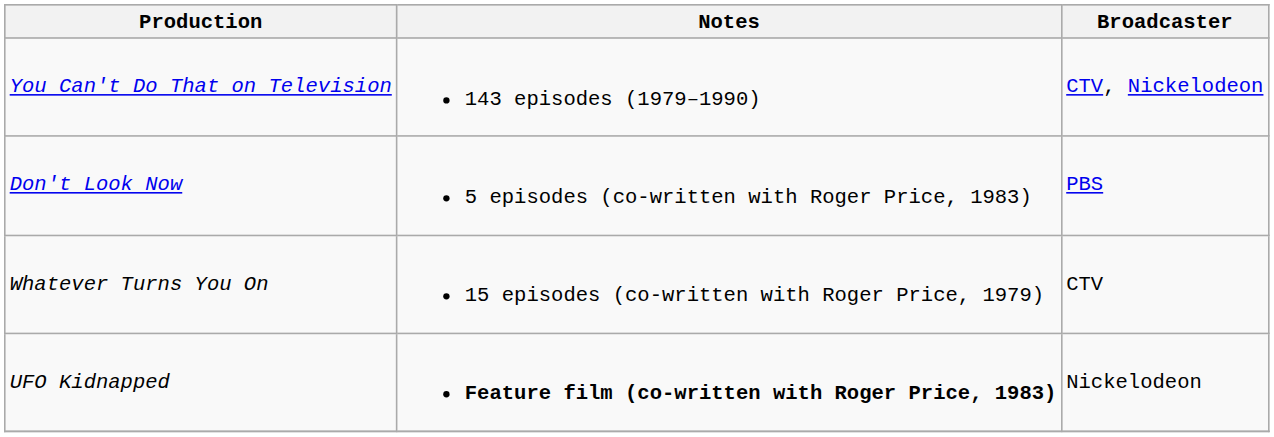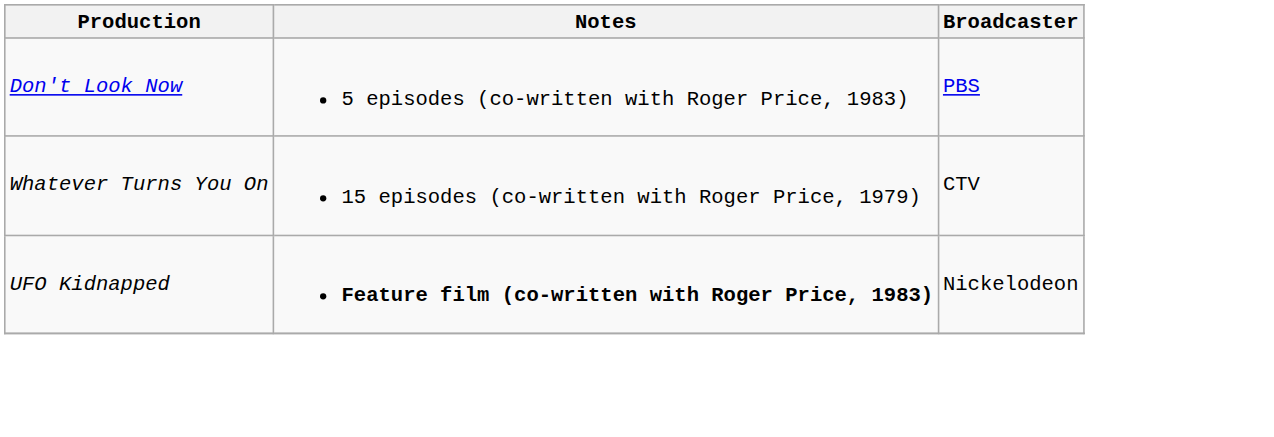- row: (201, 87)
